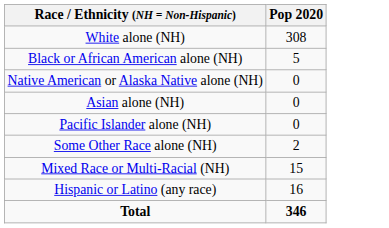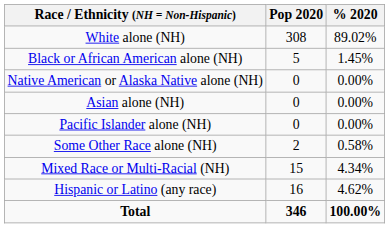+ column: (355, 15)
